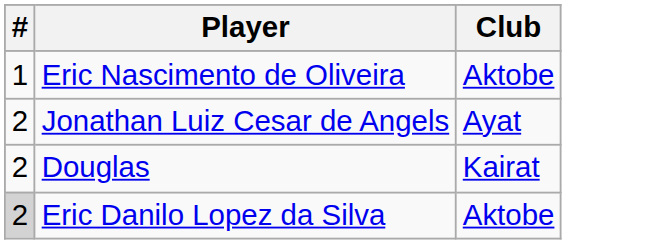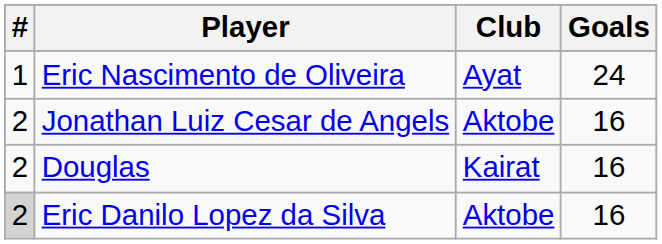+ column: (609, 27)
(509, 74) Aktobe -> (492, 74) Ayat
(492, 121) Ayat -> (509, 121) Aktobe
